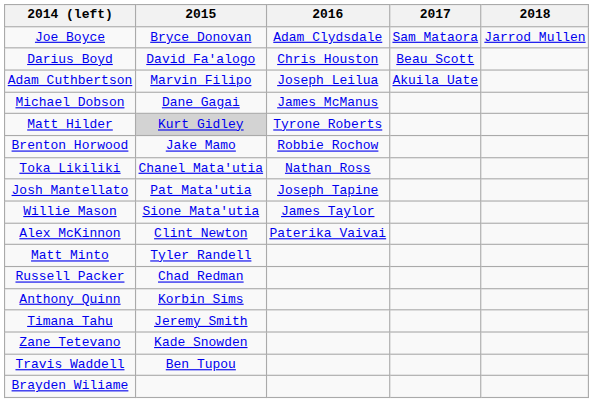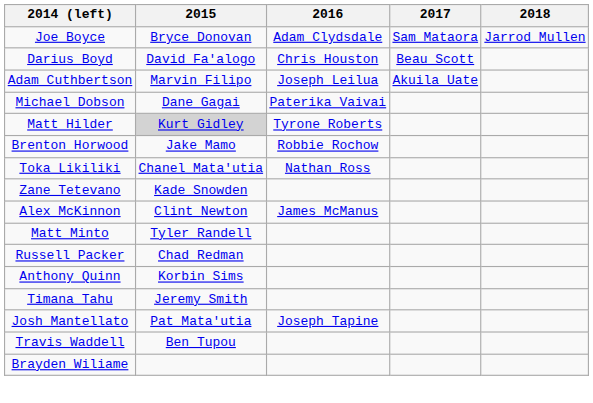(328, 102) James McManus -> (328, 102) Paterika Vaivai
rows swapped: (70, 190) <-> (70, 342)
- row: (70, 212)
(328, 233) Paterika Vaivai -> (328, 212) James McManus
